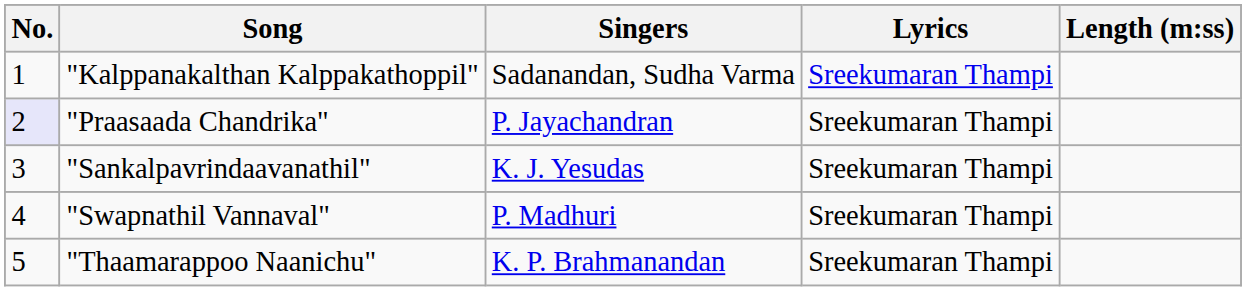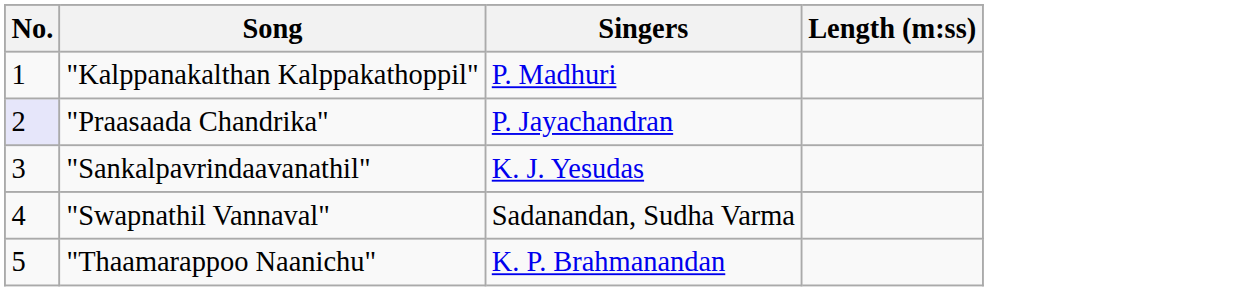- column: (930, 28)
(643, 74) Sadanandan, Sudha Varma -> (554, 74) P. Madhuri
(554, 215) P. Madhuri -> (643, 215) Sadanandan, Sudha Varma
